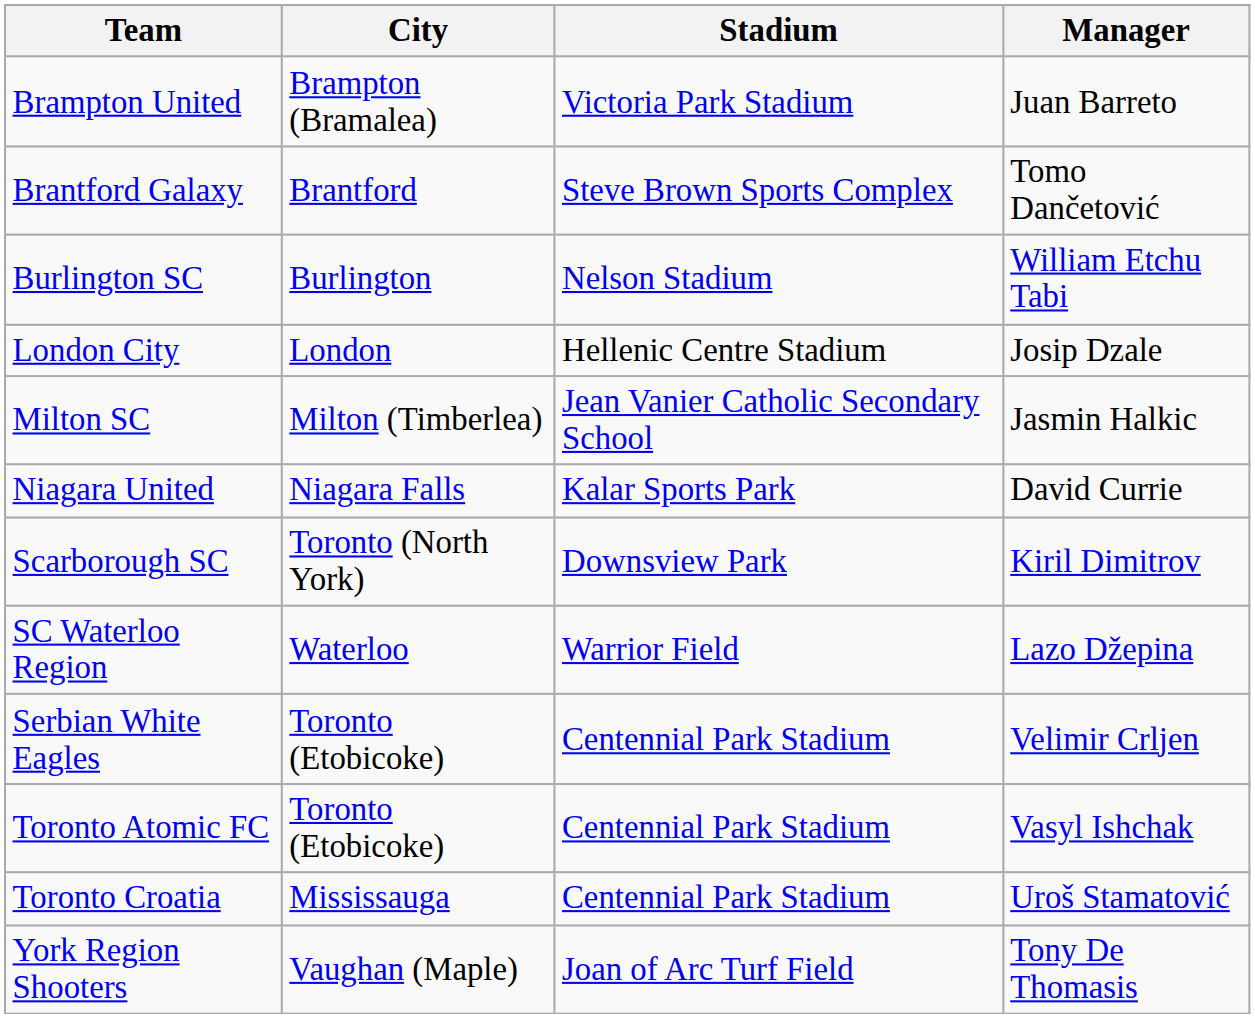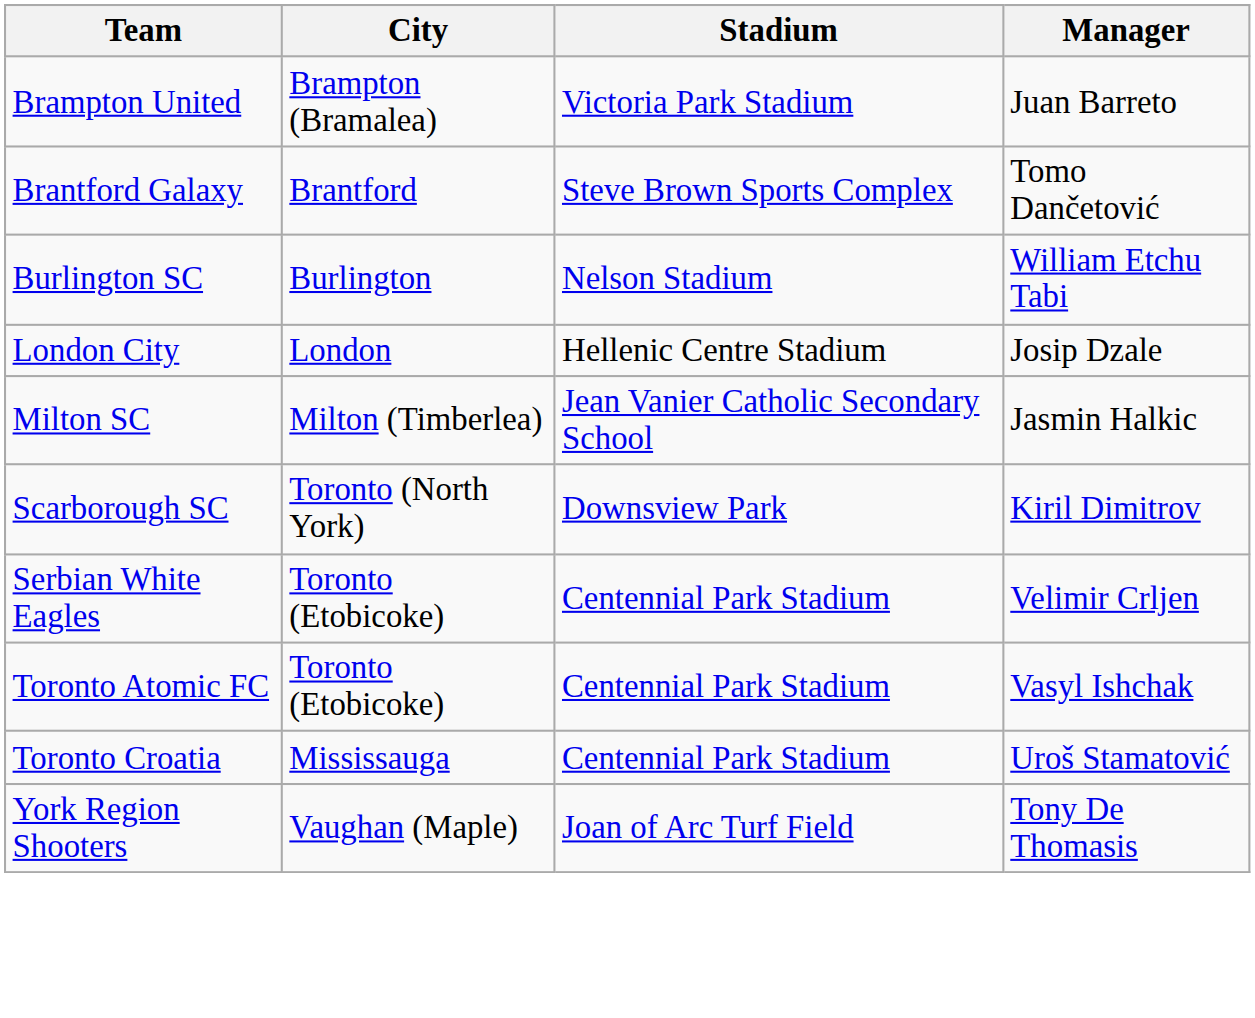- row: (113, 490)
- row: (96, 649)
